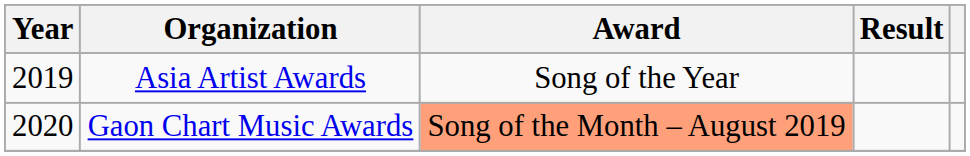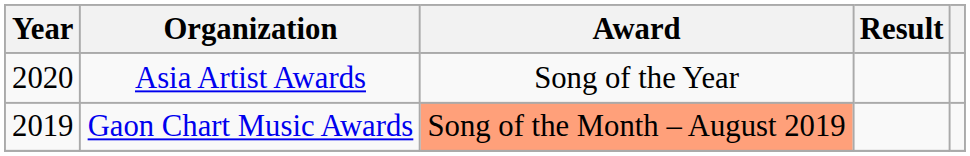(43, 77) 2019 -> (43, 77) 2020
(43, 126) 2020 -> (43, 126) 2019
